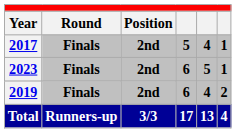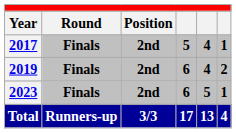rows swapped: (23, 92) <-> (23, 69)
